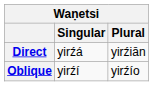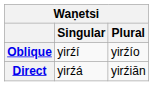rows swapped: (29, 52) <-> (29, 71)
